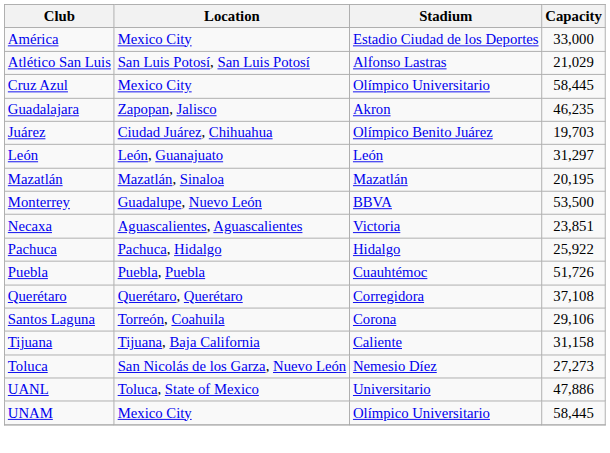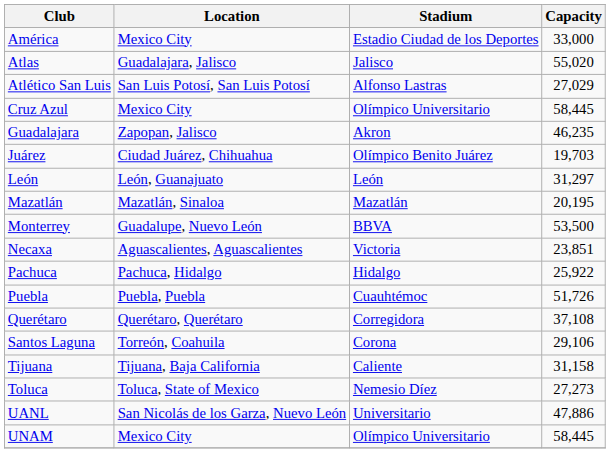+ row: (23, 62)
(574, 62) 21,029 -> (574, 86) 27,029
(232, 366) San Nicolás de los Garza, Nuevo León -> (188, 389) Toluca, State of Mexico
(188, 389) Toluca, State of Mexico -> (232, 413) San Nicolás de los Garza, Nuevo León
